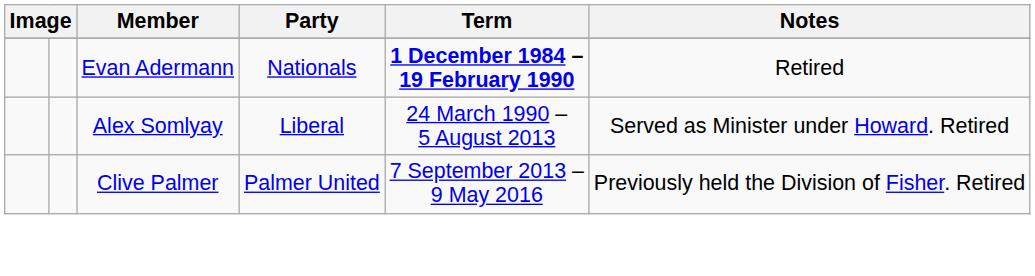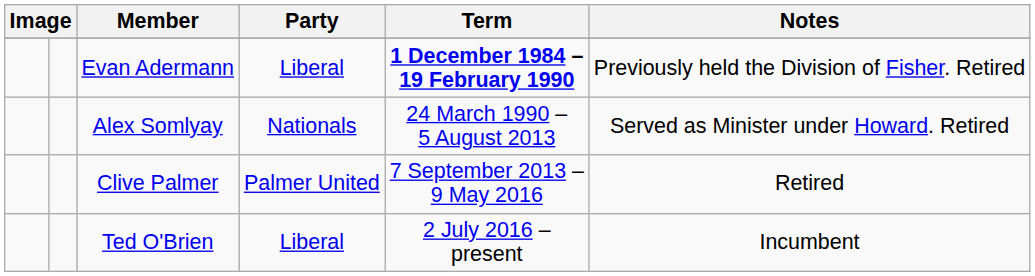(312, 67) Nationals -> (312, 67) Liberal
(810, 67) Retired -> (810, 67) Previously held the Division of Fisher. Retired
(312, 125) Liberal -> (312, 125) Nationals
(810, 183) Previously held the Division of Fisher. Retired -> (810, 183) Retired
+ row: (158, 241)
